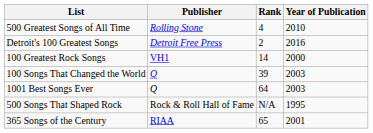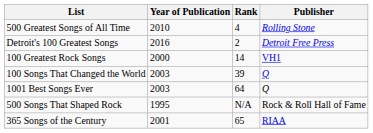columns swapped: (202, 12) <-> (326, 12)
